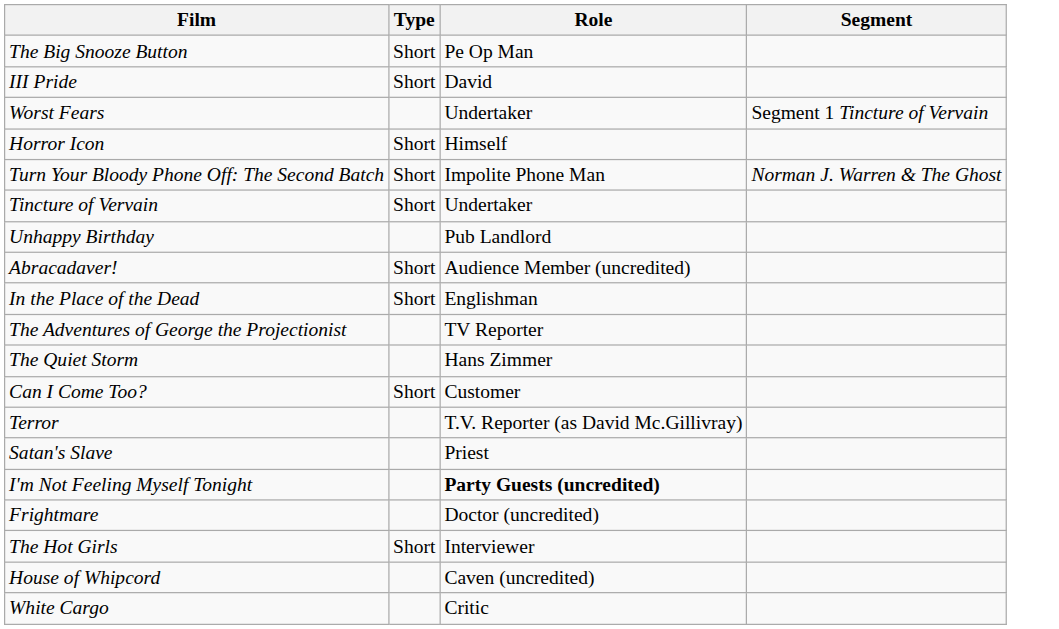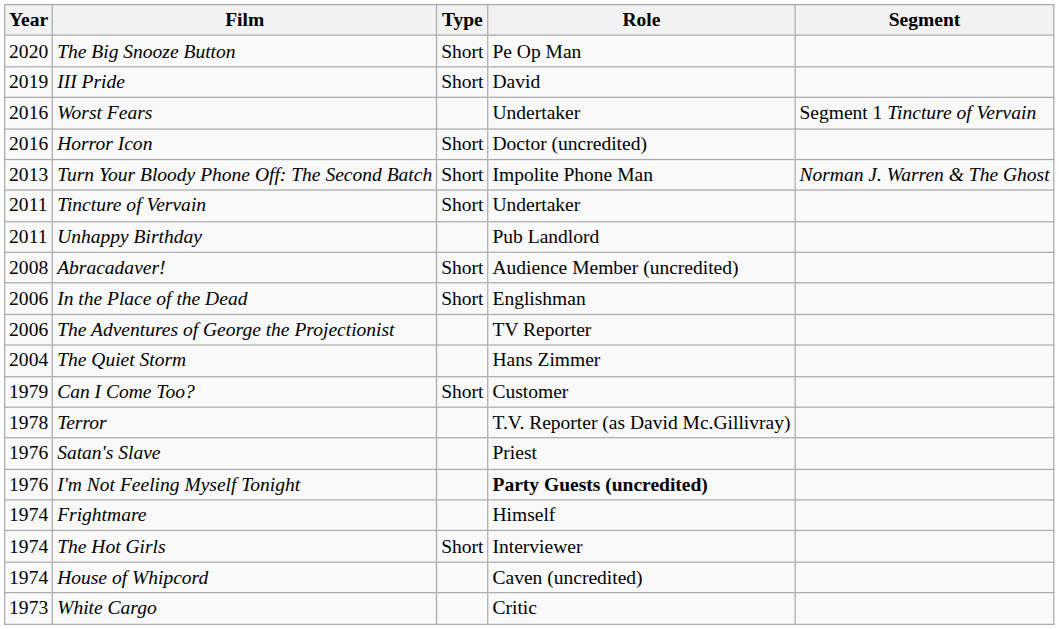+ column: (29, 19)
(476, 143) Himself -> (570, 143) Doctor (uncredited)
(522, 515) Doctor (uncredited) -> (524, 515) Himself
